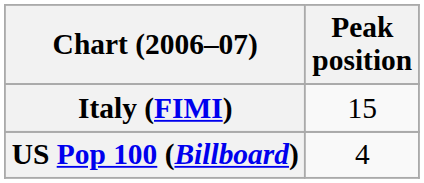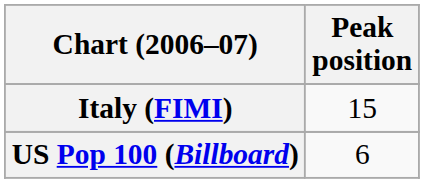(362, 154) 4 -> (362, 154) 6
